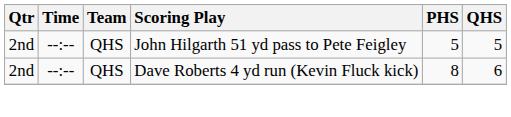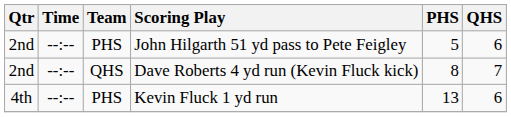(107, 44) QHS -> (107, 44) PHS
(498, 44) 5 -> (498, 44) 6
(498, 71) 6 -> (498, 71) 7
+ row: (206, 97)
